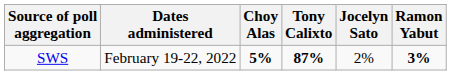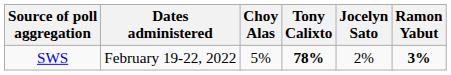(261, 57) bold -> (261, 57) normal
(309, 57) 87% -> (309, 57) 78%
